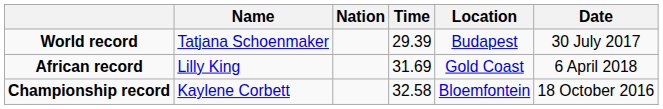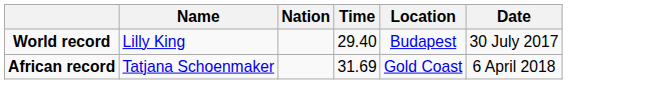(253, 41) Tatjana Schoenmaker -> (154, 41) Lilly King
(412, 41) 29.39 -> (357, 41) 29.40
(209, 66) Lilly King -> (198, 66) Tatjana Schoenmaker
- row: (89, 91)
